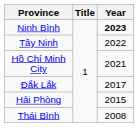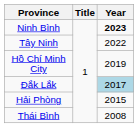(115, 64) 2021 -> (115, 64) 2019
(115, 85) no background -> (115, 85) lightblue background
